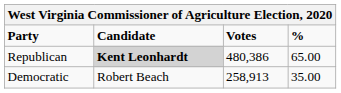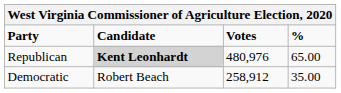(247, 56) 480,386 -> (247, 56) 480,976
(247, 77) 258,913 -> (247, 77) 258,912
